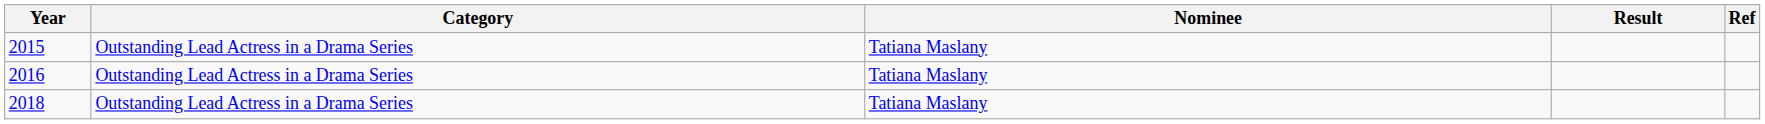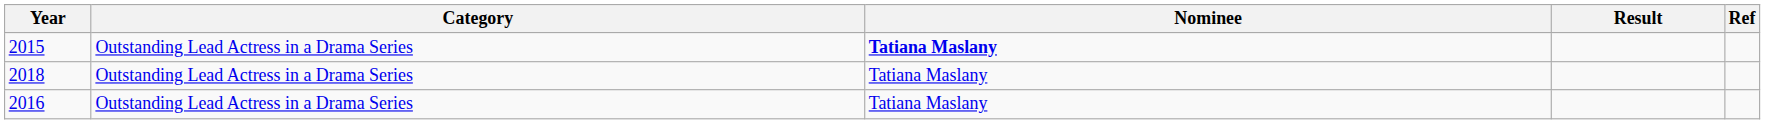(928, 47) normal -> (933, 47) bold
rows swapped: (27, 75) <-> (27, 103)
